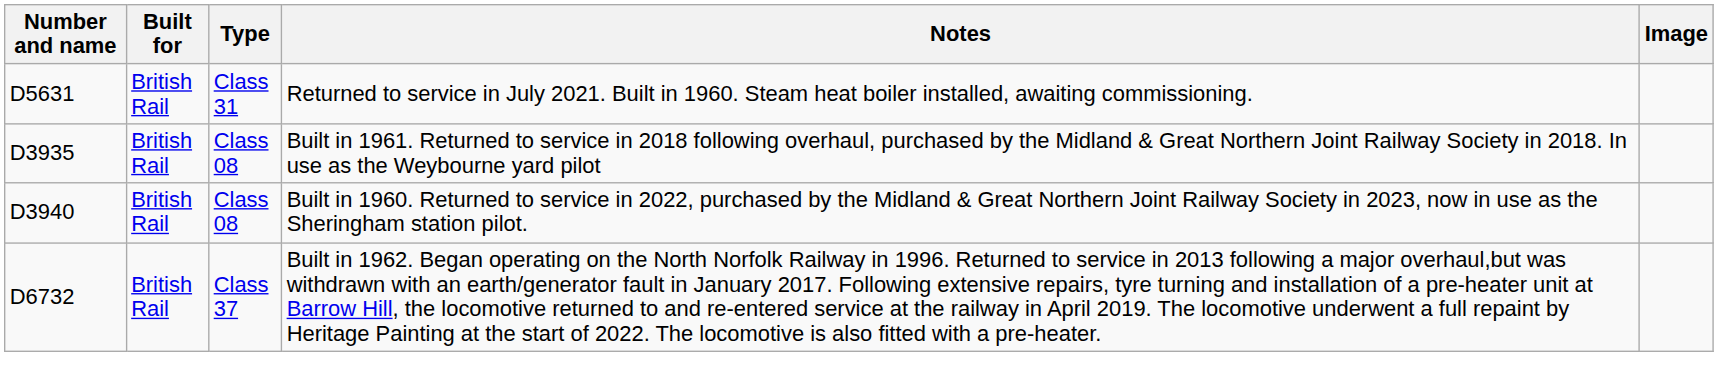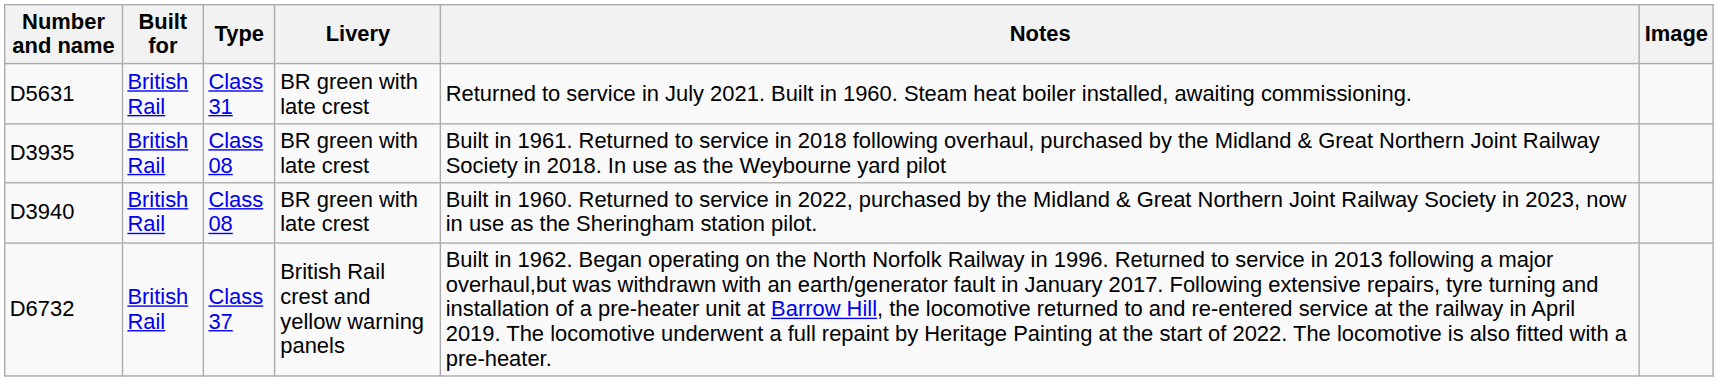+ column: (358, 34)
